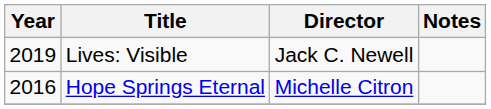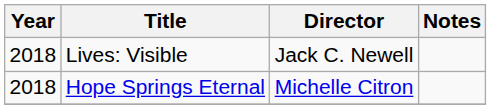(33, 54) 2019 -> (33, 54) 2018
(33, 87) 2016 -> (33, 87) 2018
